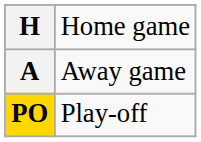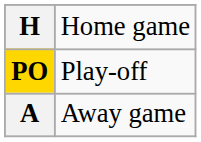rows swapped: (30, 70) <-> (30, 114)
